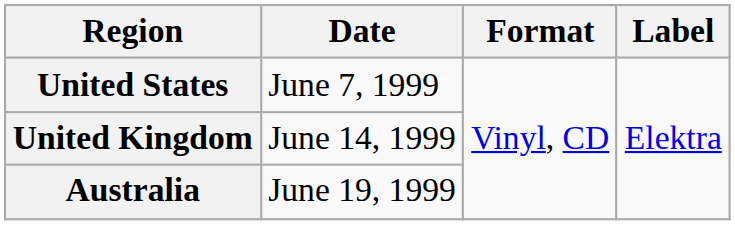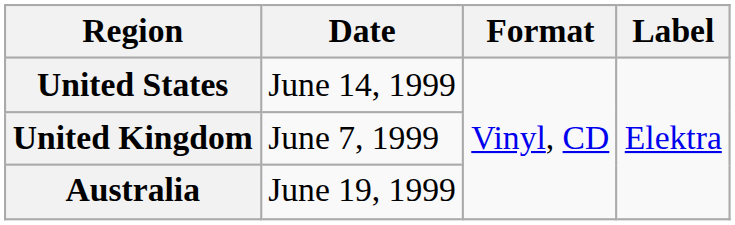(354, 84) June 7, 1999 -> (362, 84) June 14, 1999
(362, 137) June 14, 1999 -> (354, 137) June 7, 1999
